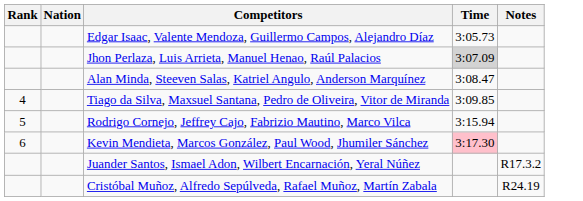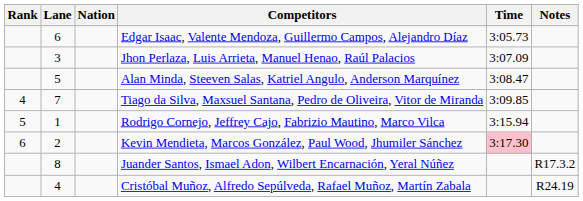+ column: (58, 15)
(475, 57) lightgrey background -> (509, 57) no background
